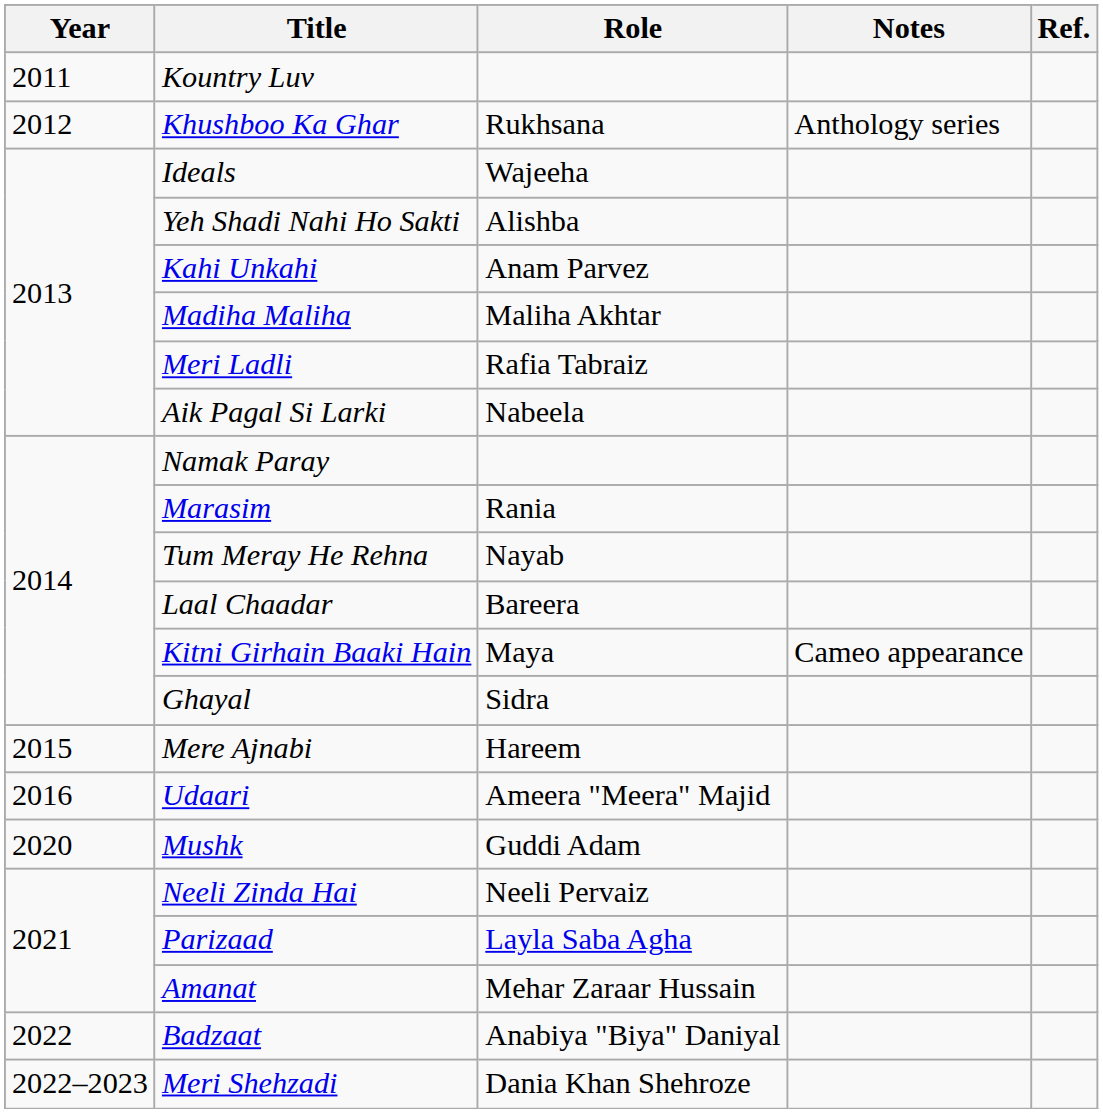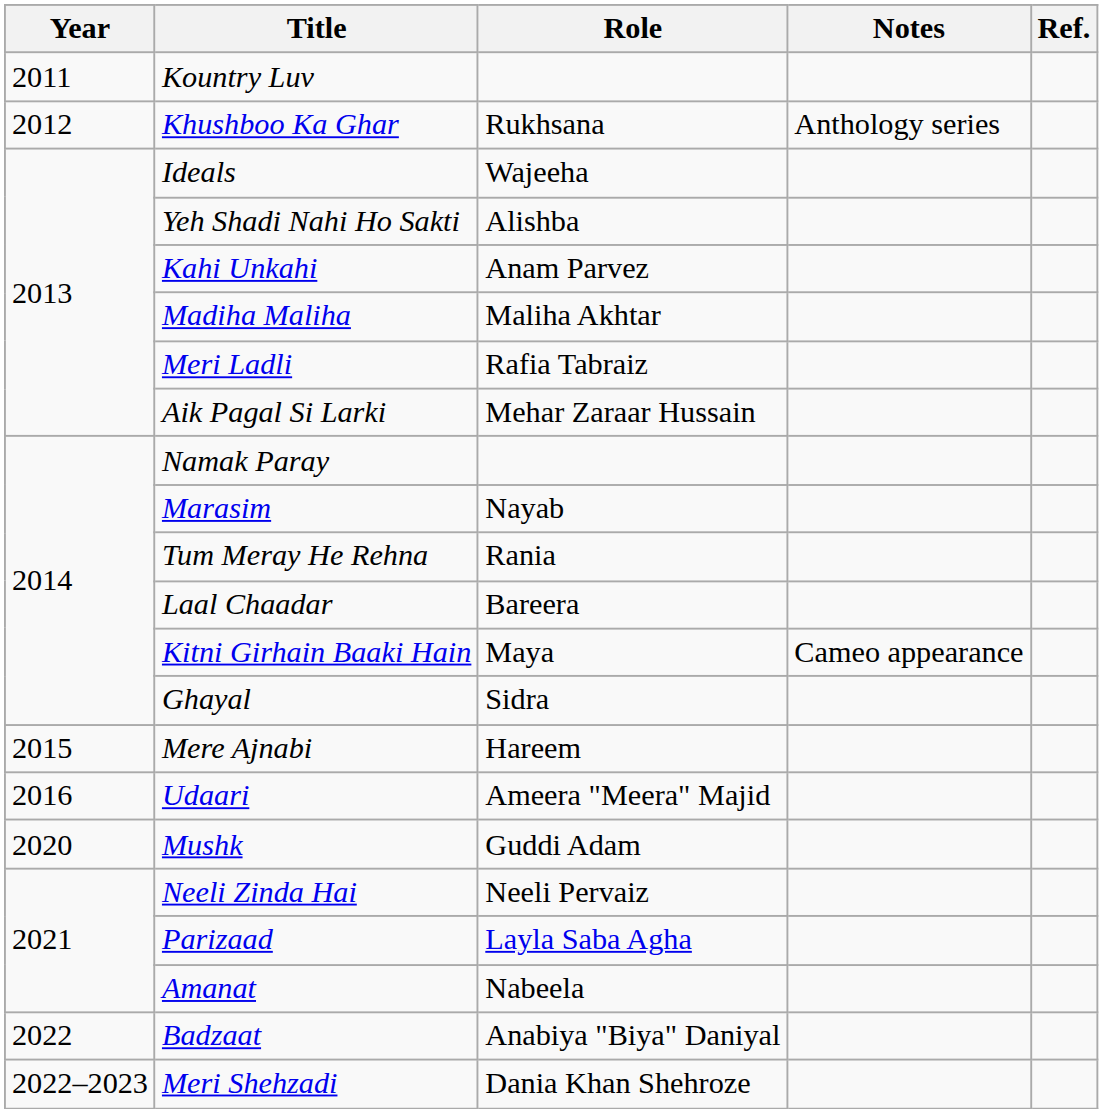(535, 412) Nabeela -> (620, 412) Mehar Zaraar Hussain
(521, 508) Rania -> (525, 508) Nayab
(525, 556) Nayab -> (521, 556) Rania
(620, 987) Mehar Zaraar Hussain -> (535, 987) Nabeela
